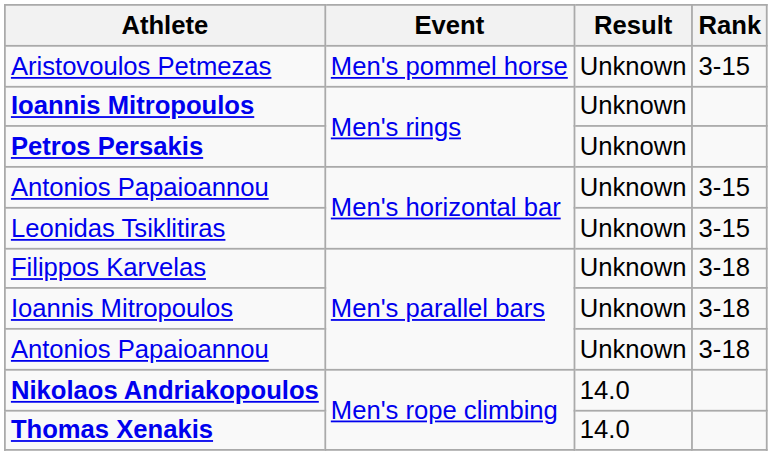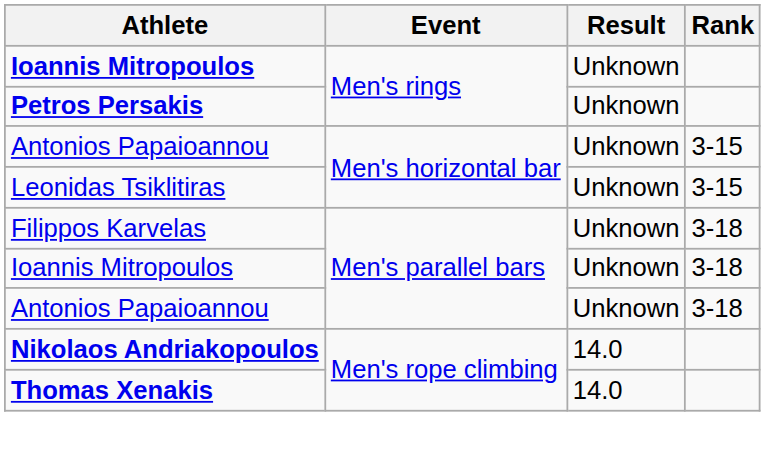- row: (141, 66)
